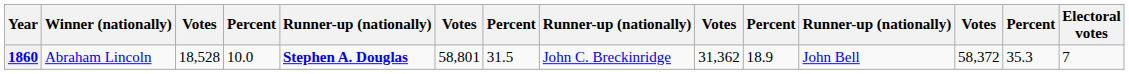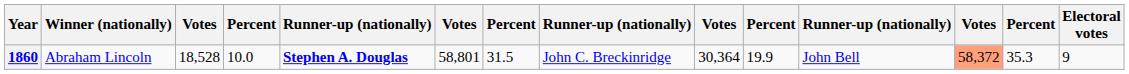(719, 57) 31,362 -> (719, 57) 30,364
(760, 57) 18.9 -> (760, 57) 19.9
(979, 57) no background -> (979, 57) lightsalmon background
(1066, 57) 7 -> (1066, 57) 9
